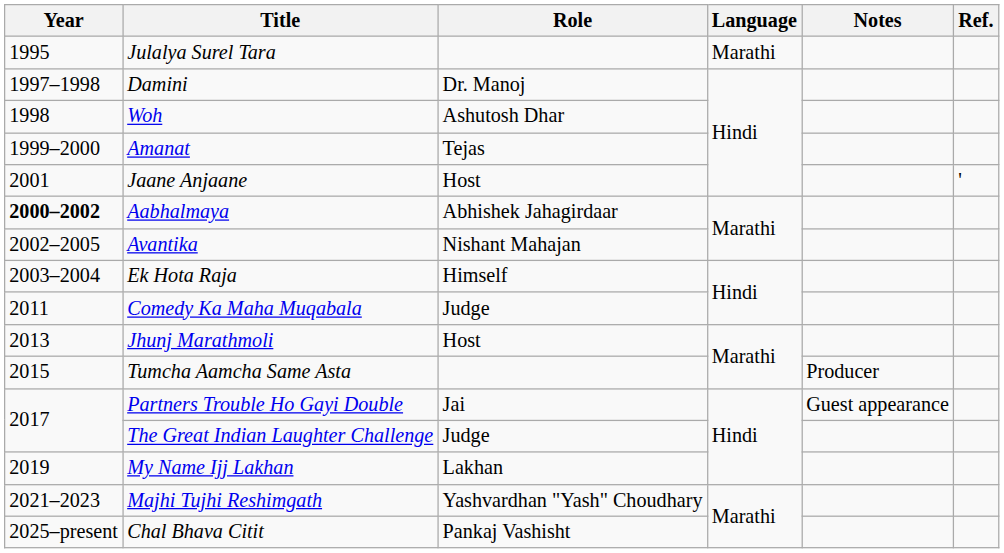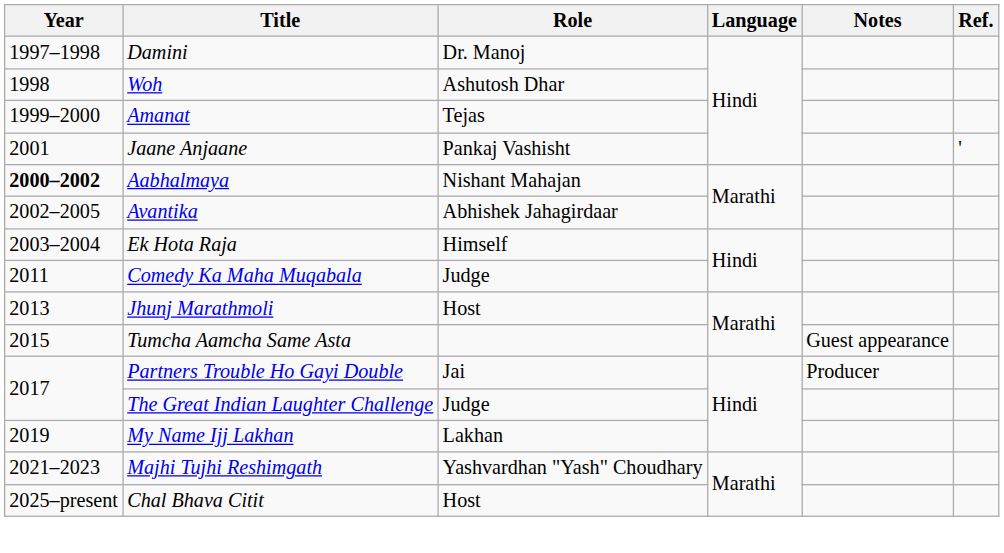- row: (201, 52)
(462, 180) Host -> (507, 148) Pankaj Vashisht
(530, 212) Abhishek Jahagirdaar -> (512, 180) Nishant Mahajan
(512, 244) Nishant Mahajan -> (530, 212) Abhishek Jahagirdaar
(843, 372) Producer -> (878, 340) Guest appearance
(878, 404) Guest appearance -> (843, 372) Producer
(507, 532) Pankaj Vashisht -> (462, 500) Host
